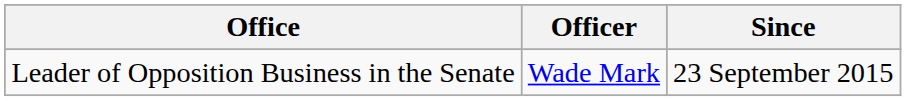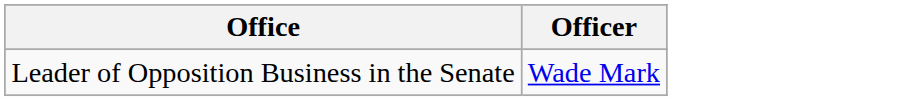- column: (783, 26)
